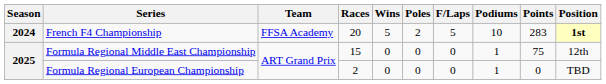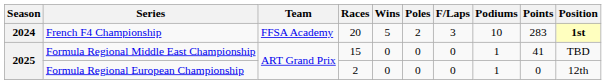(453, 33) 5 -> (453, 33) 3
(538, 51) 75 -> (538, 51) 41
(578, 51) 12th -> (578, 51) TBD
(578, 70) TBD -> (578, 70) 12th
